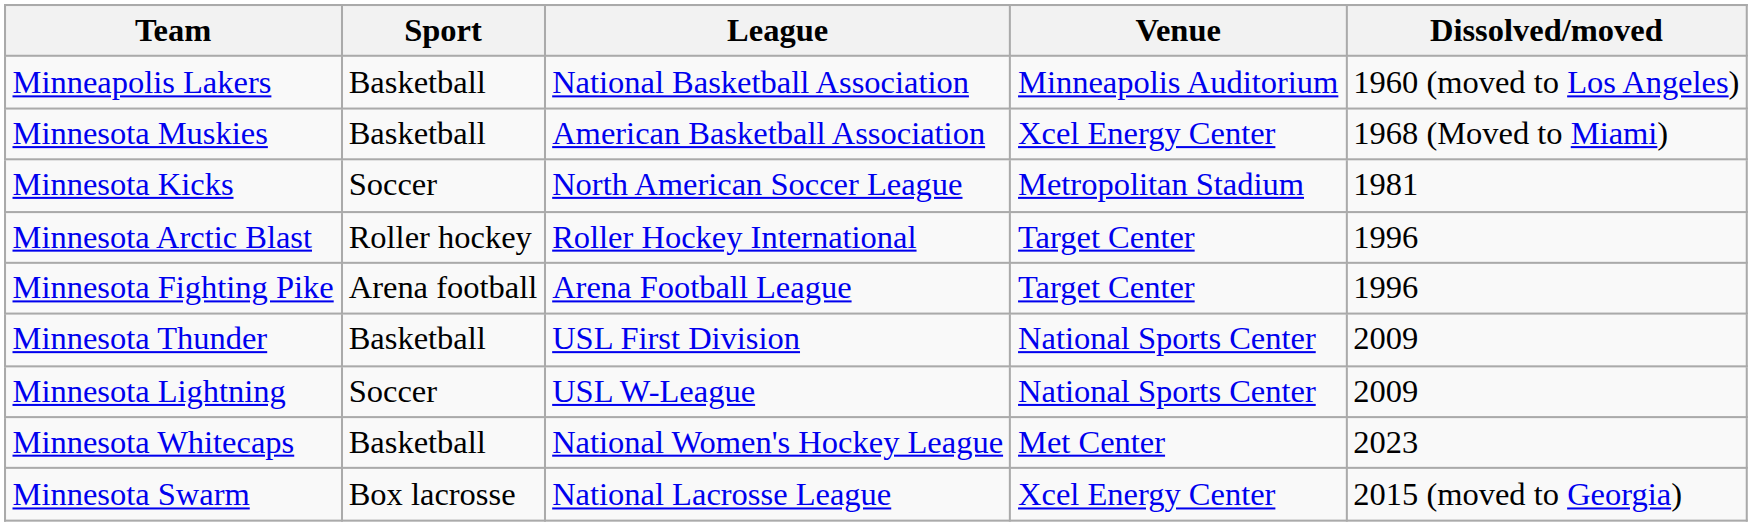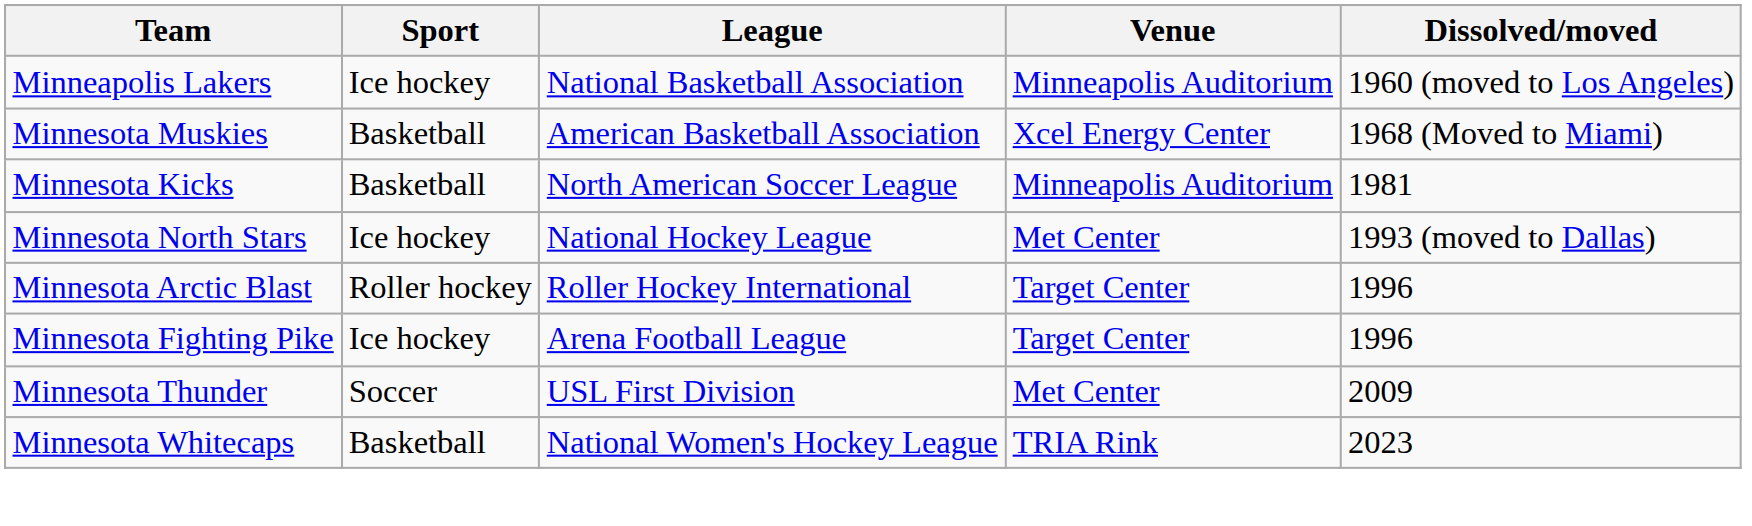(417, 81) Basketball -> (419, 81) Ice hockey
(393, 184) Soccer -> (417, 184) Basketball
(1161, 184) Metropolitan Stadium -> (1173, 184) Minneapolis Auditorium
+ row: (160, 236)
(443, 287) Arena football -> (419, 339) Ice hockey
(417, 339) Basketball -> (393, 390) Soccer
(1167, 339) National Sports Center -> (1086, 390) Met Center
- row: (149, 390)
(1092, 442) Met Center -> (1085, 442) TRIA Rink
- row: (131, 493)
